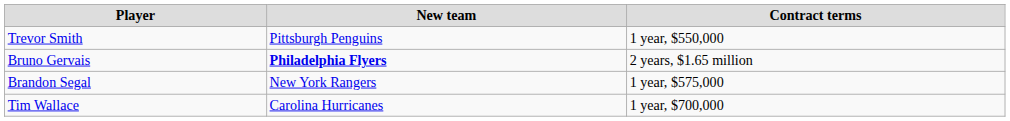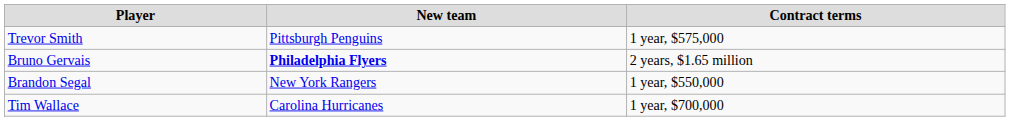(677, 37) 1 year, $550,000 -> (677, 37) 1 year, $575,000
(677, 82) 1 year, $575,000 -> (677, 82) 1 year, $550,000
